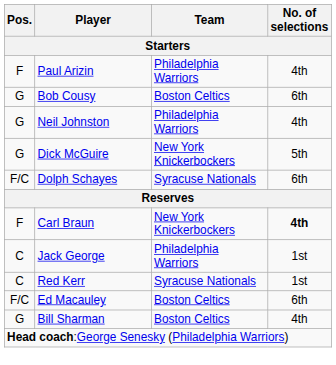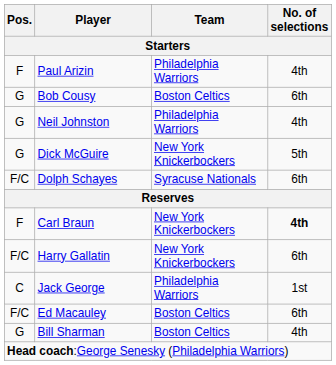+ row: (74, 256)
- row: (61, 281)
